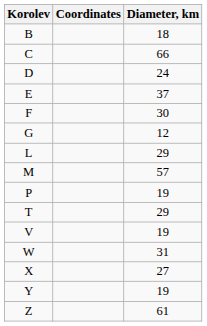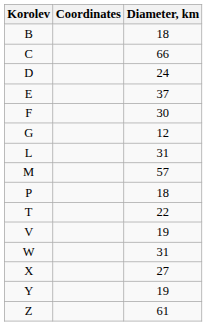(163, 152) 29 -> (163, 152) 31
(163, 192) 19 -> (163, 192) 18
(163, 212) 29 -> (163, 212) 22
